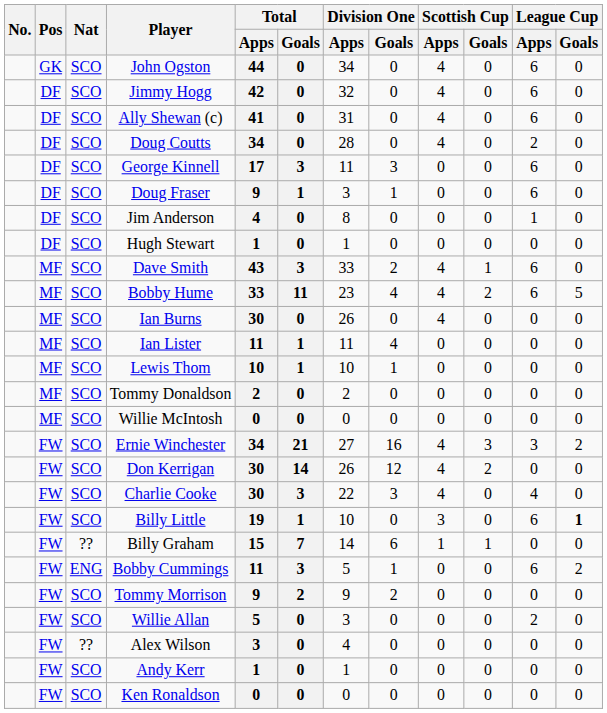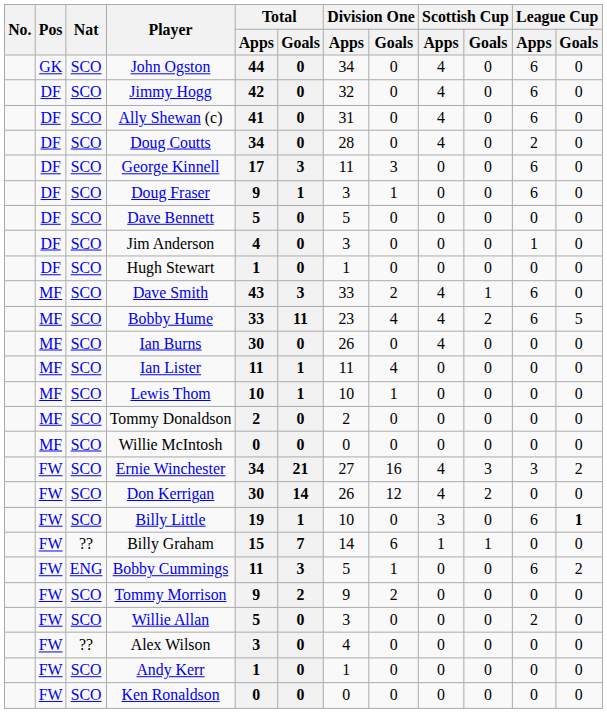+ row: (171, 218)
(346, 218) 8 -> (346, 243) 3
- row: (171, 494)
